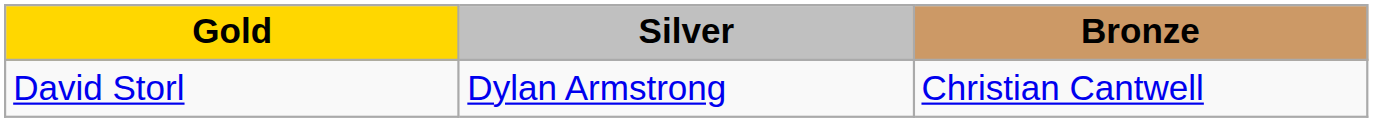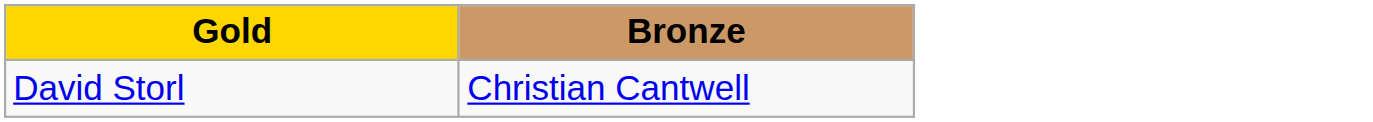- column: (686, 32)
